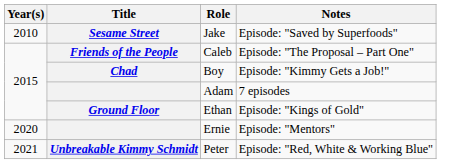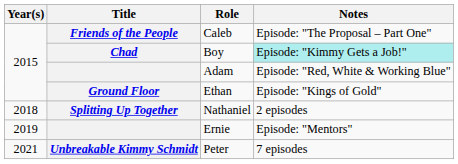- row: (214, 33)
(314, 71) no background -> (332, 52) paleturquoise background
(264, 91) 7 episodes -> (353, 71) Episode: "Red, White & Working Blue"
+ row: (227, 110)
(26, 129) 2020 -> (26, 129) 2019
(336, 149) Episode: "Red, White & Working Blue" -> (282, 149) 7 episodes
